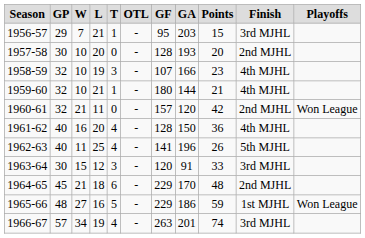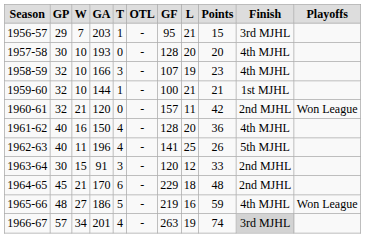columns swapped: (98, 14) <-> (187, 14)
(265, 52) 2nd MJHL -> (265, 52) 4th MJHL
(163, 90) 180 -> (169, 90) 100
(265, 90) 4th MJHL -> (265, 90) 1st MJHL
(265, 166) 3rd MJHL -> (265, 166) 2nd MJHL
(163, 204) 229 -> (169, 204) 219
(265, 204) 1st MJHL -> (265, 204) 4th MJHL
(265, 223) no background -> (265, 223) lightgrey background
